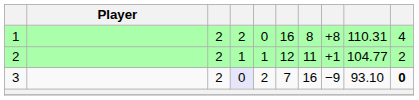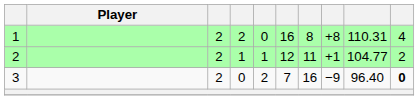(242, 78) lavender background -> (242, 78) no background
(367, 78) 93.10 -> (367, 78) 96.40
